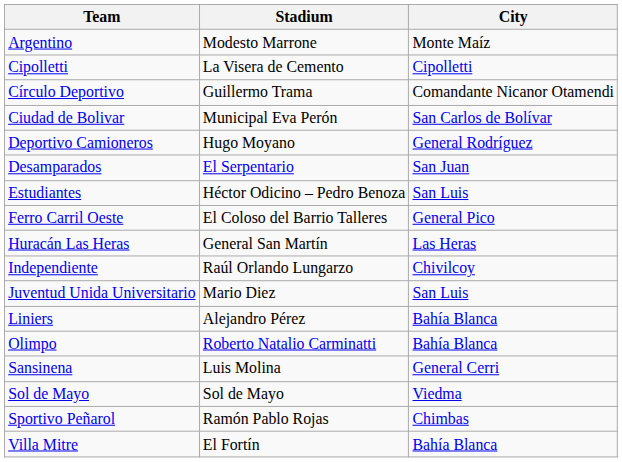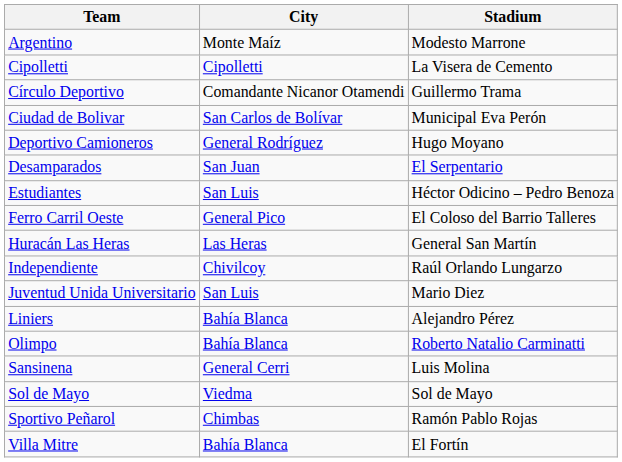columns swapped: (513, 17) <-> (304, 17)
